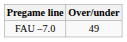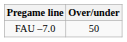(94, 28) 49 -> (94, 28) 50
